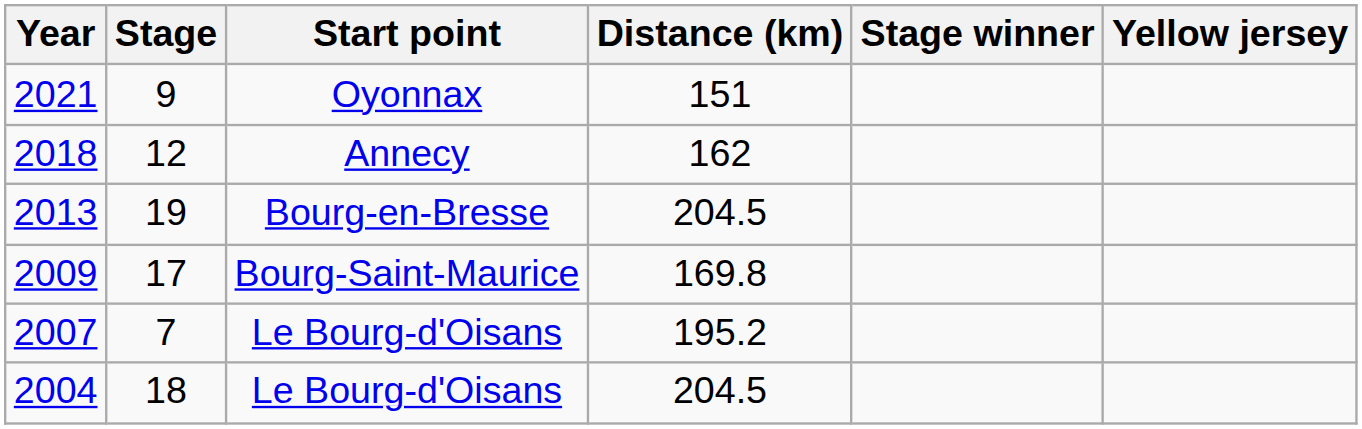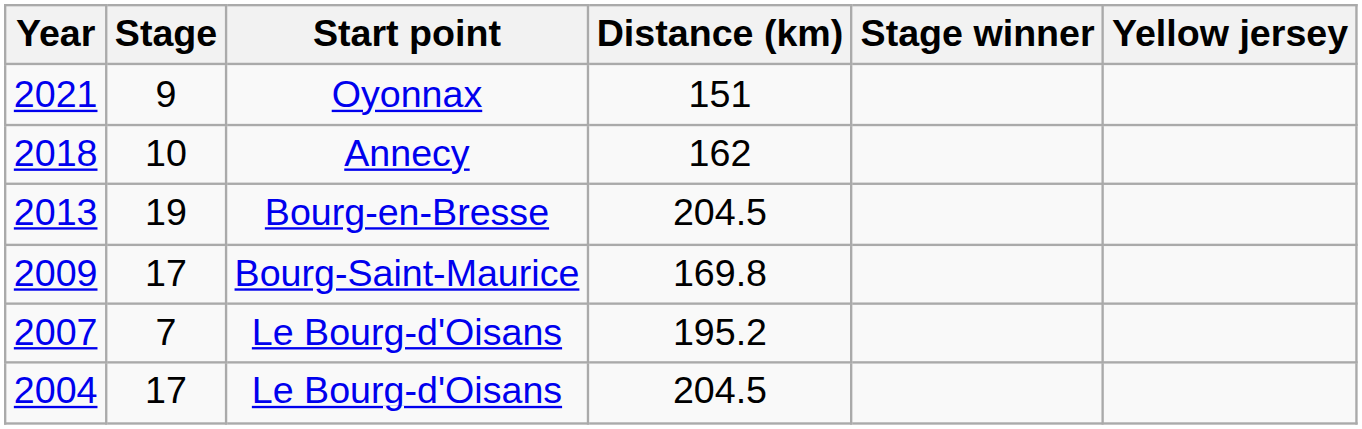(166, 153) 12 -> (166, 153) 10
(166, 392) 18 -> (166, 392) 17
